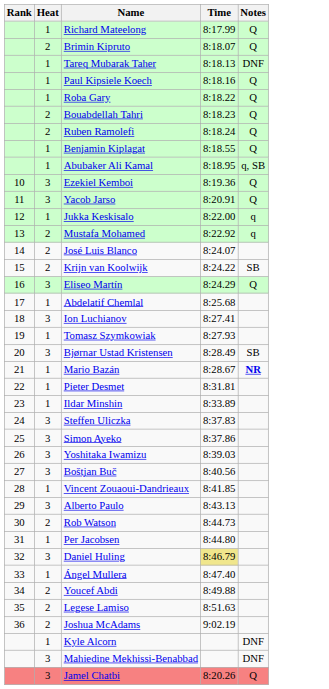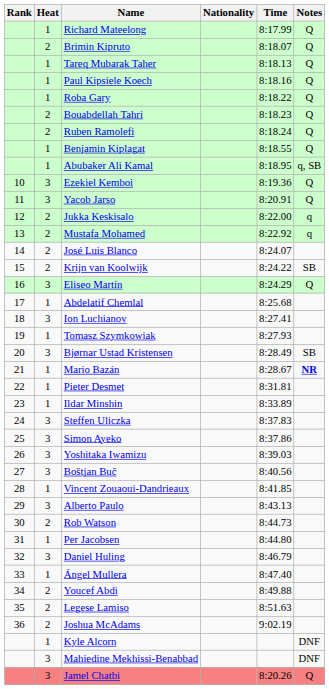+ column: (229, 13)
(253, 64) DNF -> (309, 64) Q
(48, 217) 1 -> (48, 217) 2
(219, 557) khaki background -> (275, 557) no background
